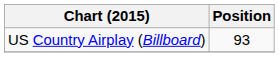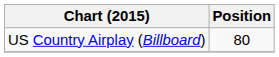(242, 39) 93 -> (242, 39) 80
